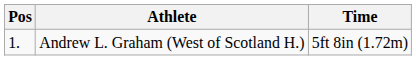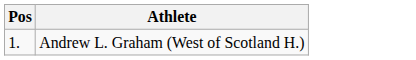- column: (360, 17)
